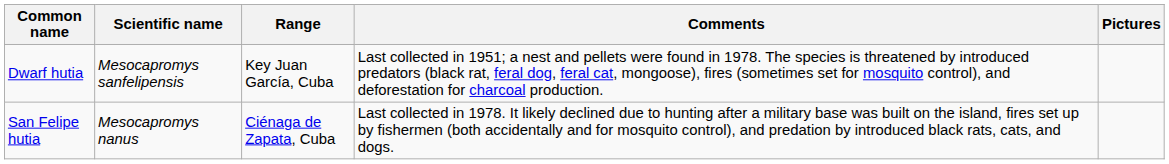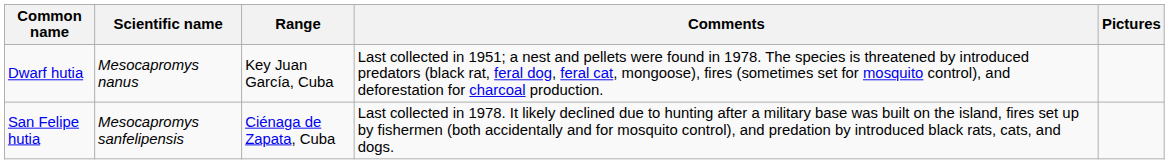(148, 73) Mesocapromys sanfelipensis -> (148, 73) Mesocapromys nanus
(148, 130) Mesocapromys nanus -> (148, 130) Mesocapromys sanfelipensis
